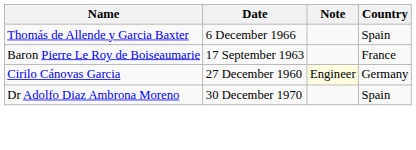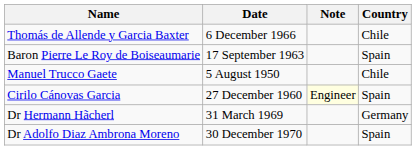(376, 34) Spain -> (375, 34) Chile
(379, 54) France -> (376, 54) Spain
+ row: (62, 74)
(385, 74) Germany -> (376, 94) Spain
+ row: (61, 114)
